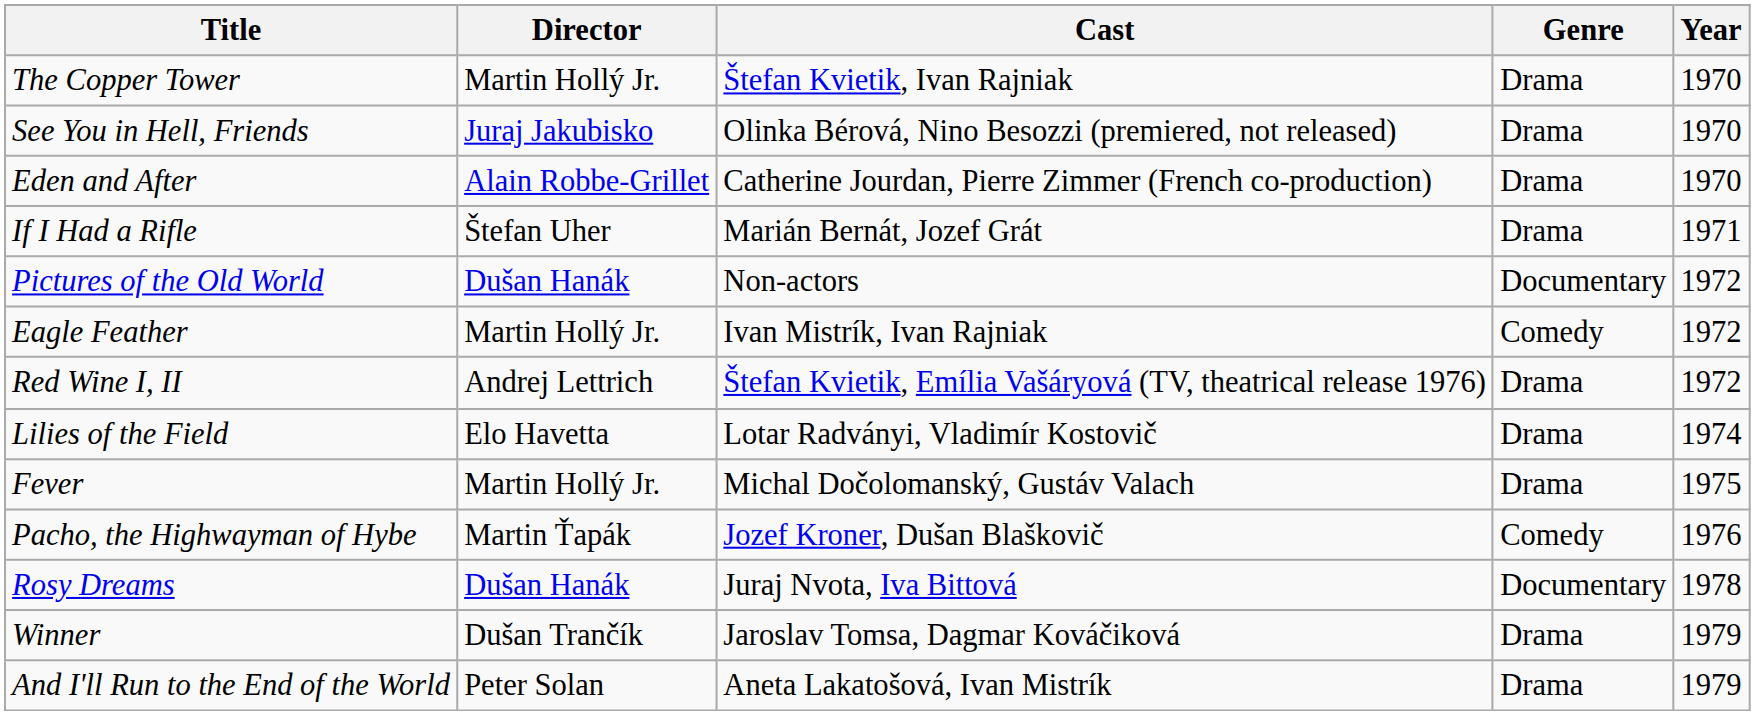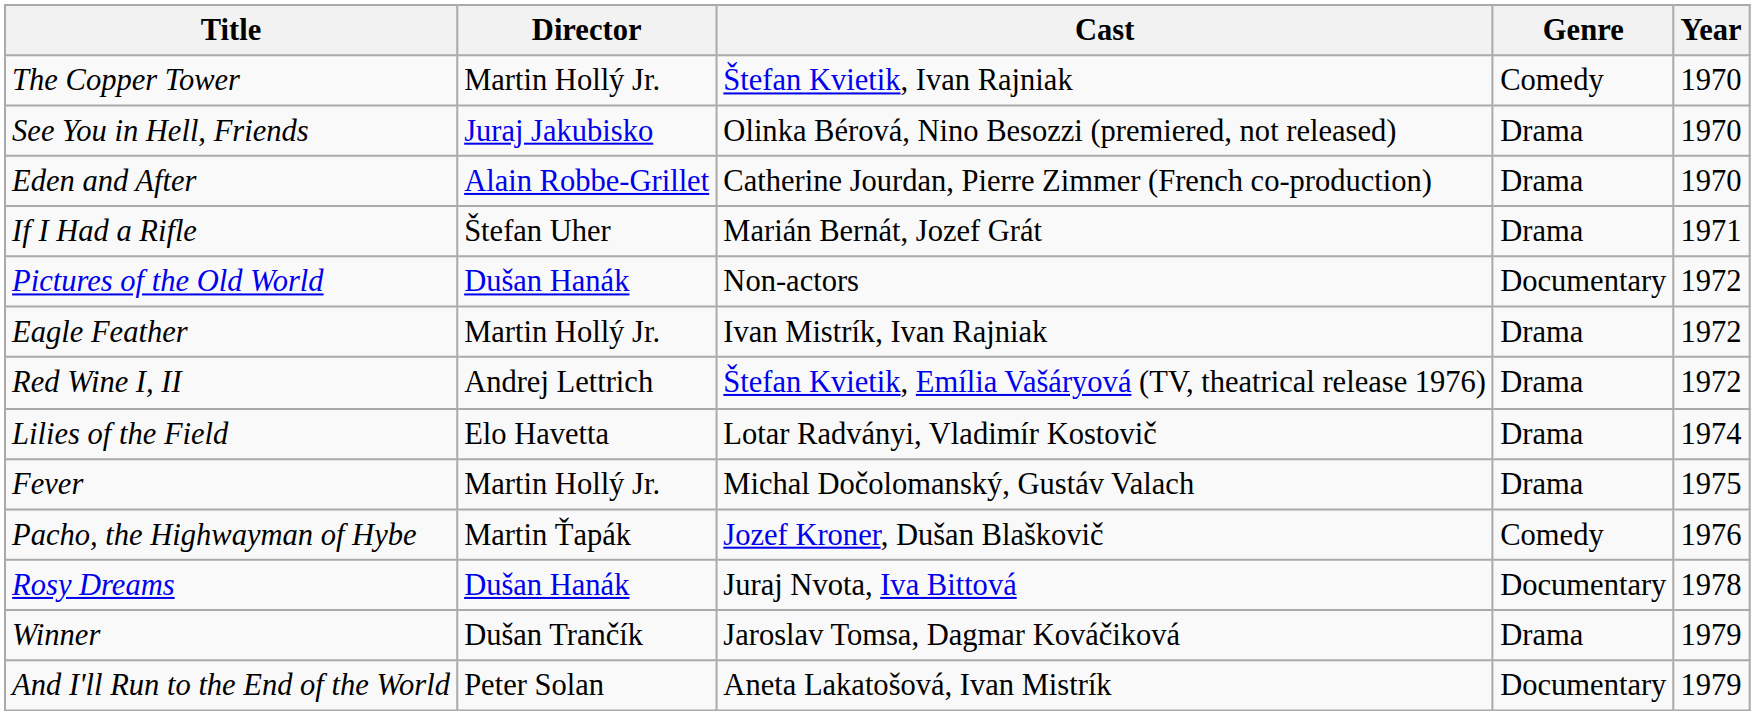(1542, 80) Drama -> (1552, 80) Comedy
(1552, 332) Comedy -> (1542, 332) Drama
(1542, 684) Drama -> (1583, 684) Documentary
